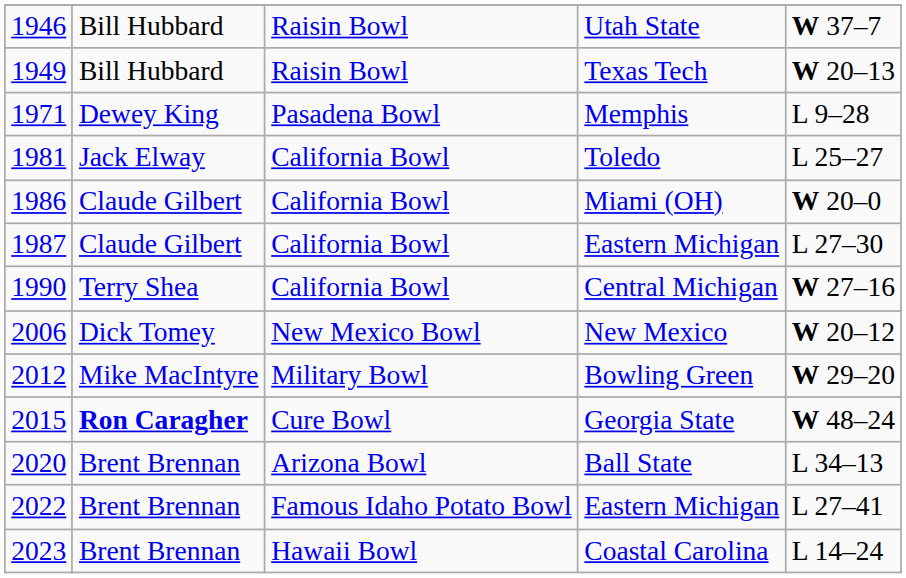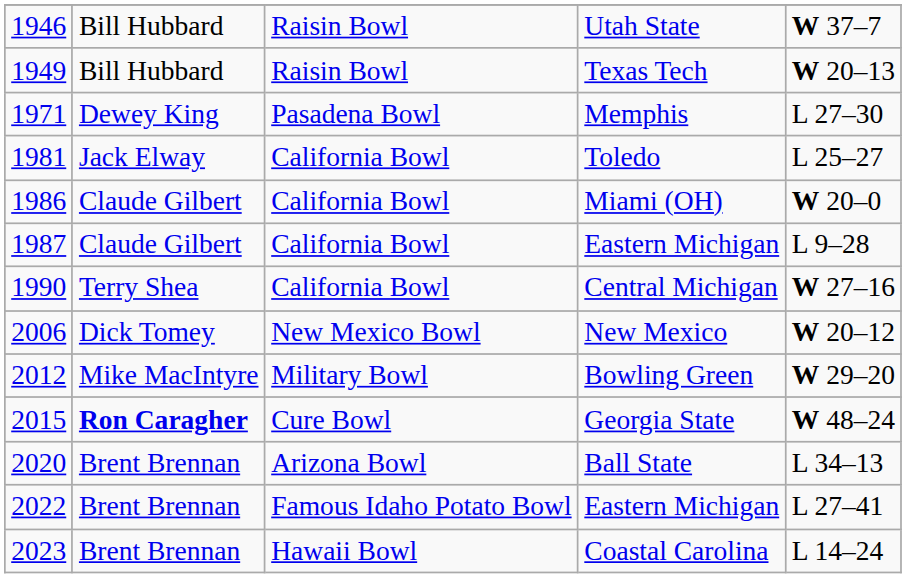(831, 113) L 9–28 -> (838, 113) L 27–30
(838, 244) L 27–30 -> (831, 244) L 9–28
